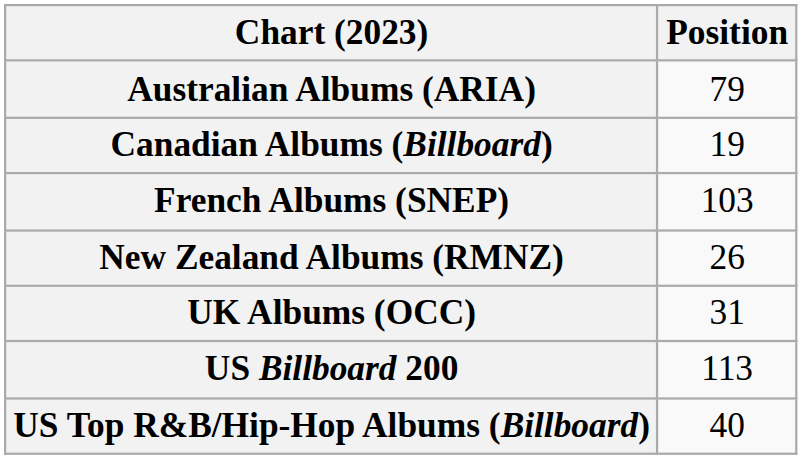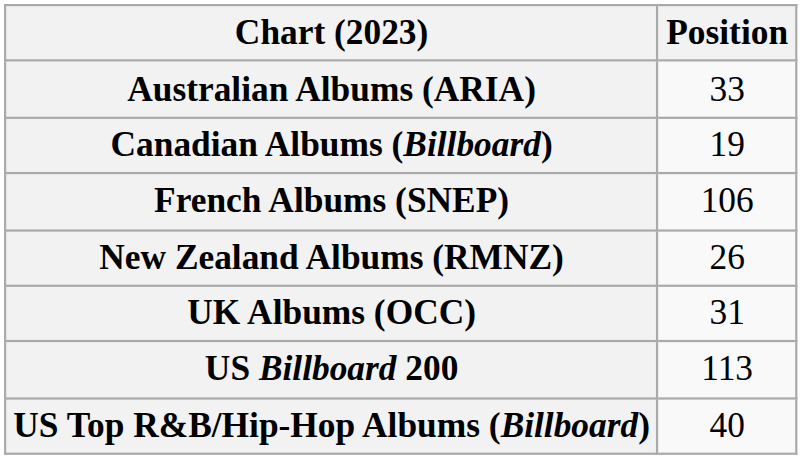(727, 88) 79 -> (727, 88) 33
(727, 200) 103 -> (727, 200) 106
